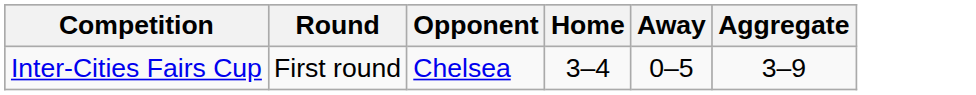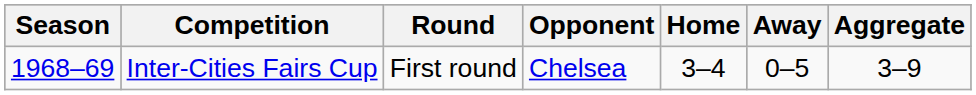+ column: (63, 25)
